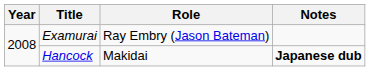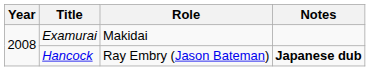(186, 35) Ray Embry (Jason Bateman) -> (125, 35) Makidai
(125, 55) Makidai -> (186, 55) Ray Embry (Jason Bateman)
